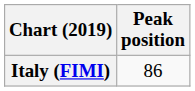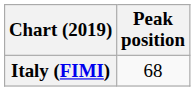(153, 70) 86 -> (153, 70) 68
